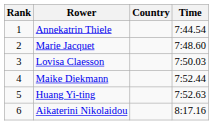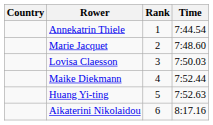columns swapped: (19, 12) <-> (151, 12)
